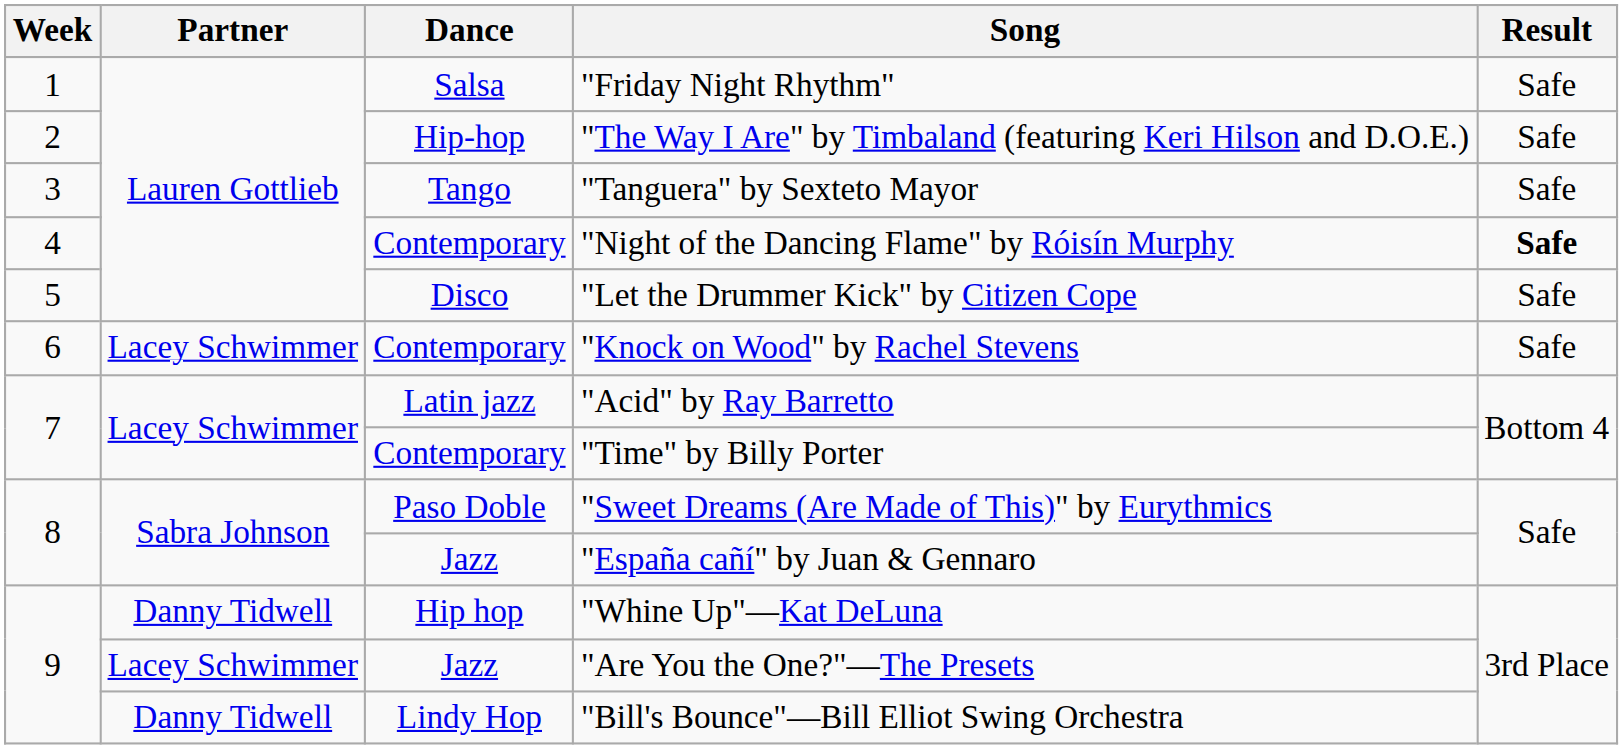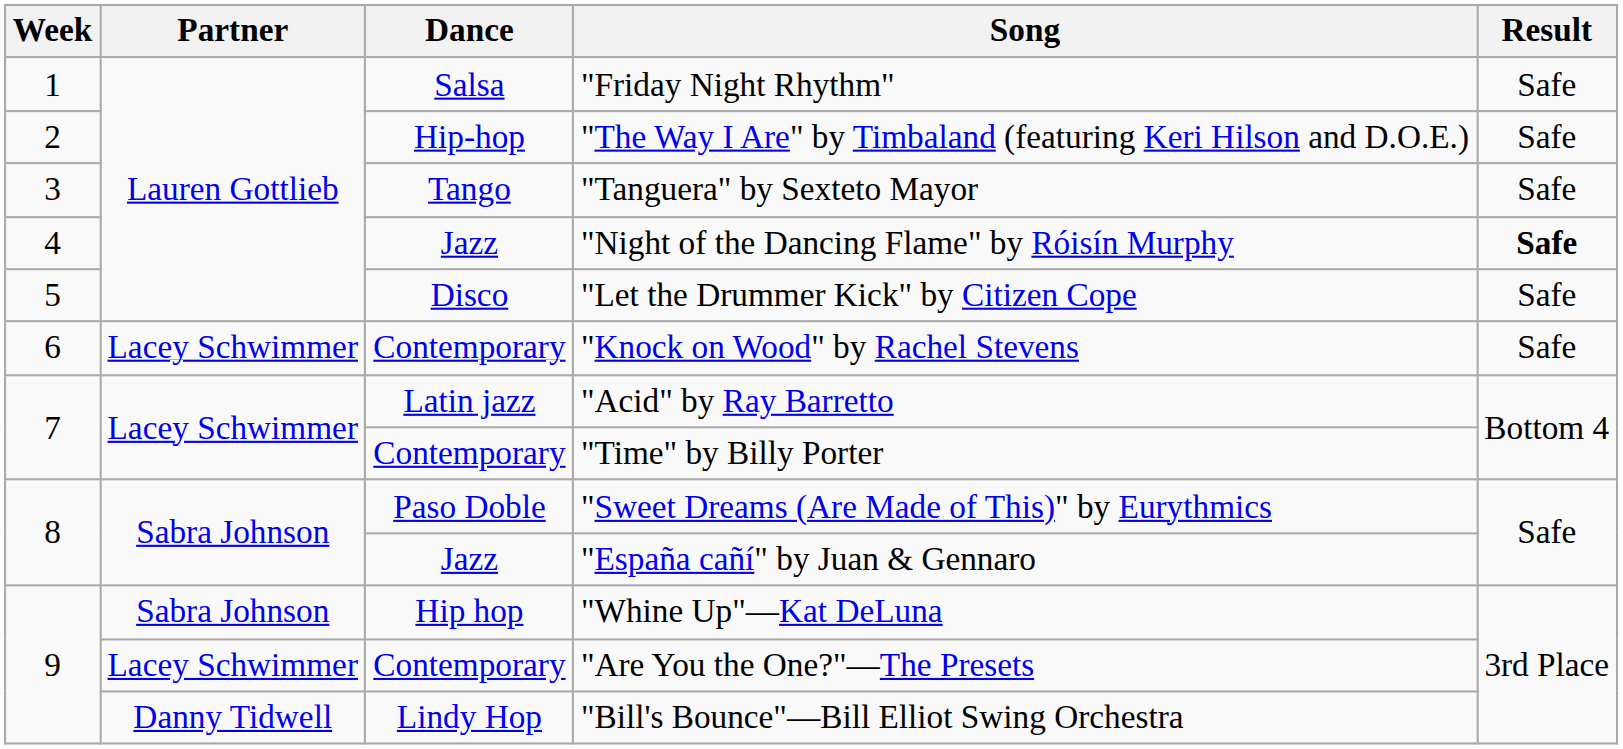(469, 242) Contemporary -> (469, 242) Jazz
(233, 611) Danny Tidwell -> (233, 611) Sabra Johnson
(469, 664) Jazz -> (469, 664) Contemporary
